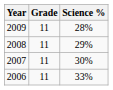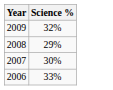- column: (44, 12)
(84, 28) 28% -> (52, 28) 32%
